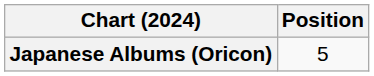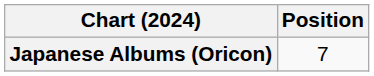(323, 53) 5 -> (323, 53) 7
